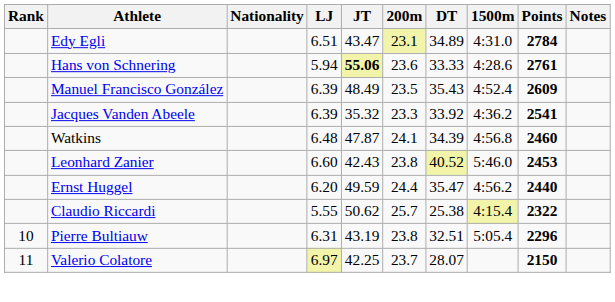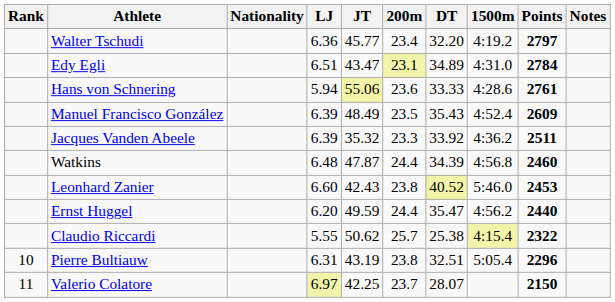+ row: (97, 41)
(362, 65) bold -> (362, 89) normal
(542, 114) 2541 -> (542, 138) 2511
(404, 138) 24.1 -> (404, 162) 24.4
